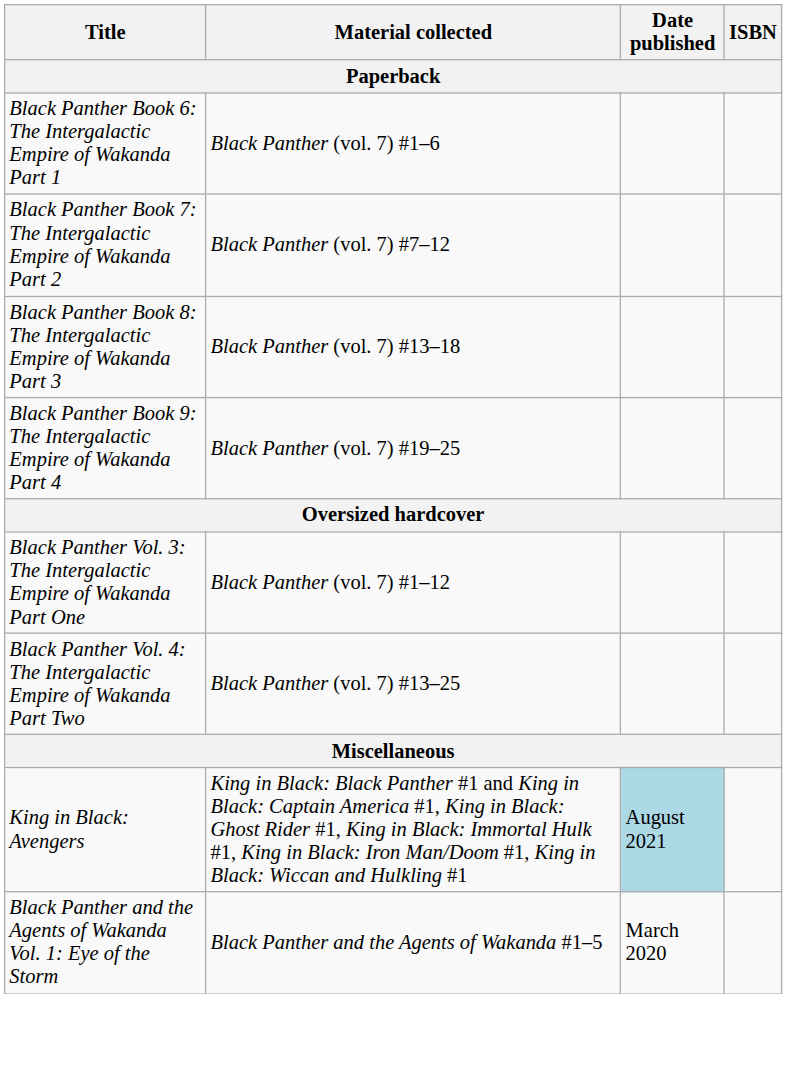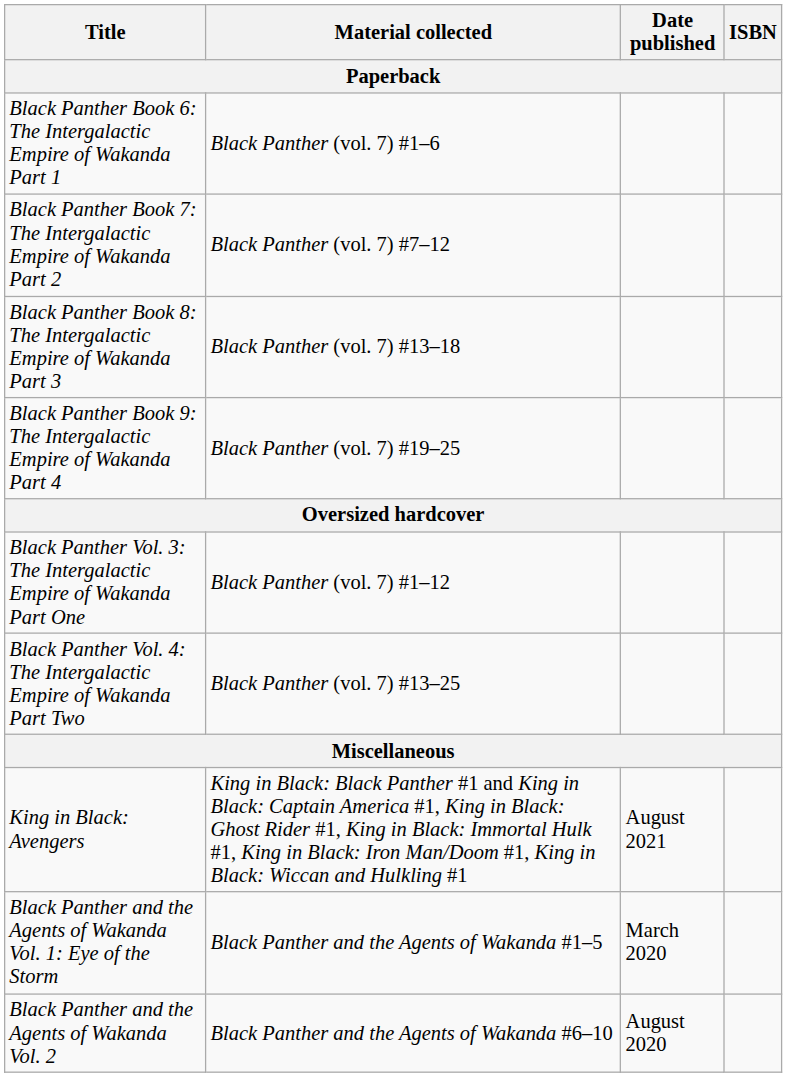(655, 829) lightblue background -> (655, 829) no background
+ row: (101, 1032)
